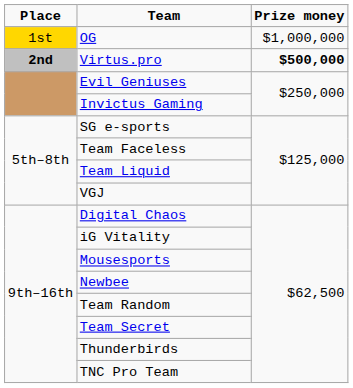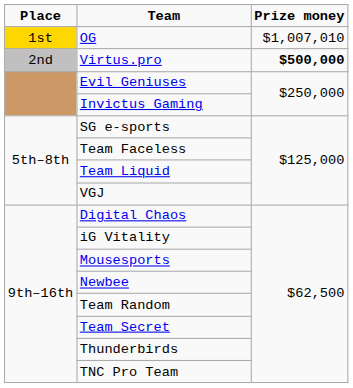(303, 38) $1,000,000 -> (303, 38) $1,007,010
(41, 60) bold -> (41, 60) normal
